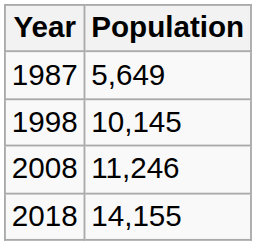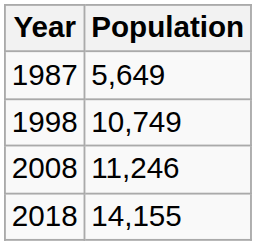(137, 121) 10,145 -> (137, 121) 10,749
